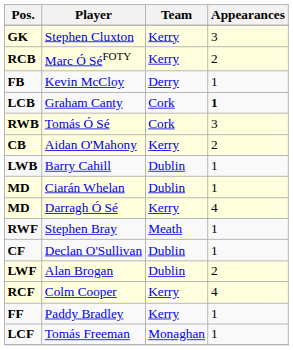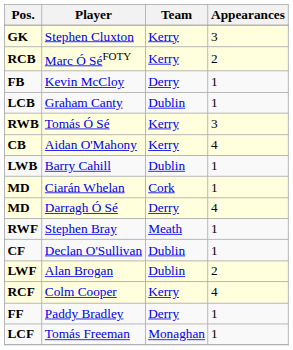(161, 102) Cork -> (167, 102) Dublin
(214, 102) bold -> (214, 102) normal
(161, 123) Cork -> (164, 123) Kerry
(214, 144) 2 -> (214, 144) 4
(167, 187) Dublin -> (161, 187) Cork
(164, 208) Kerry -> (164, 208) Derry
(164, 313) Kerry -> (164, 313) Derry
